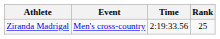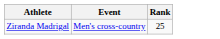- column: (169, 12)
